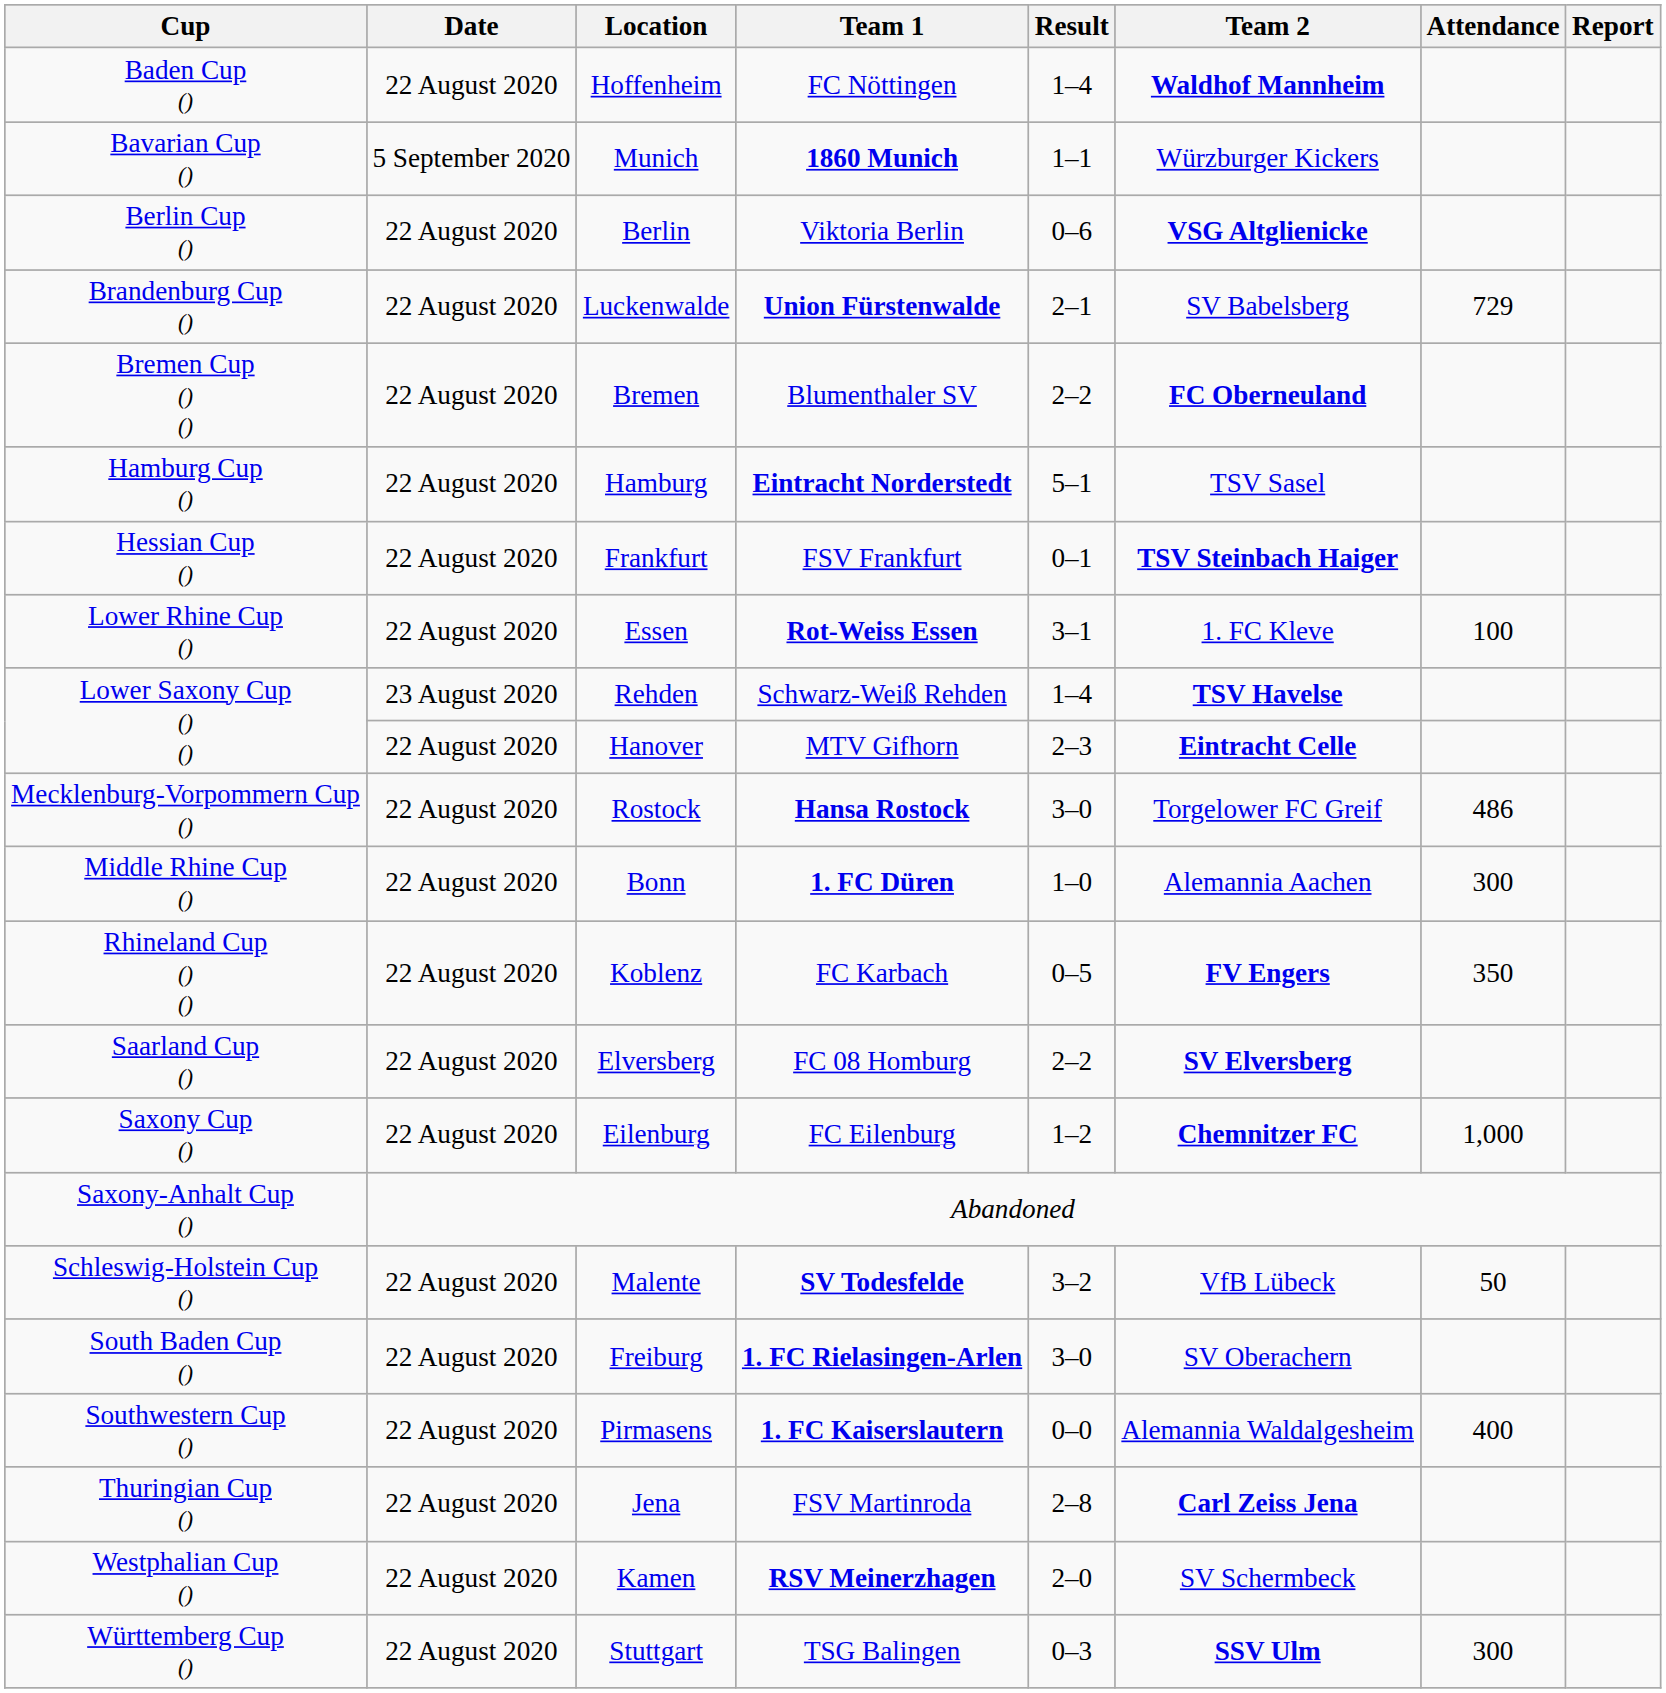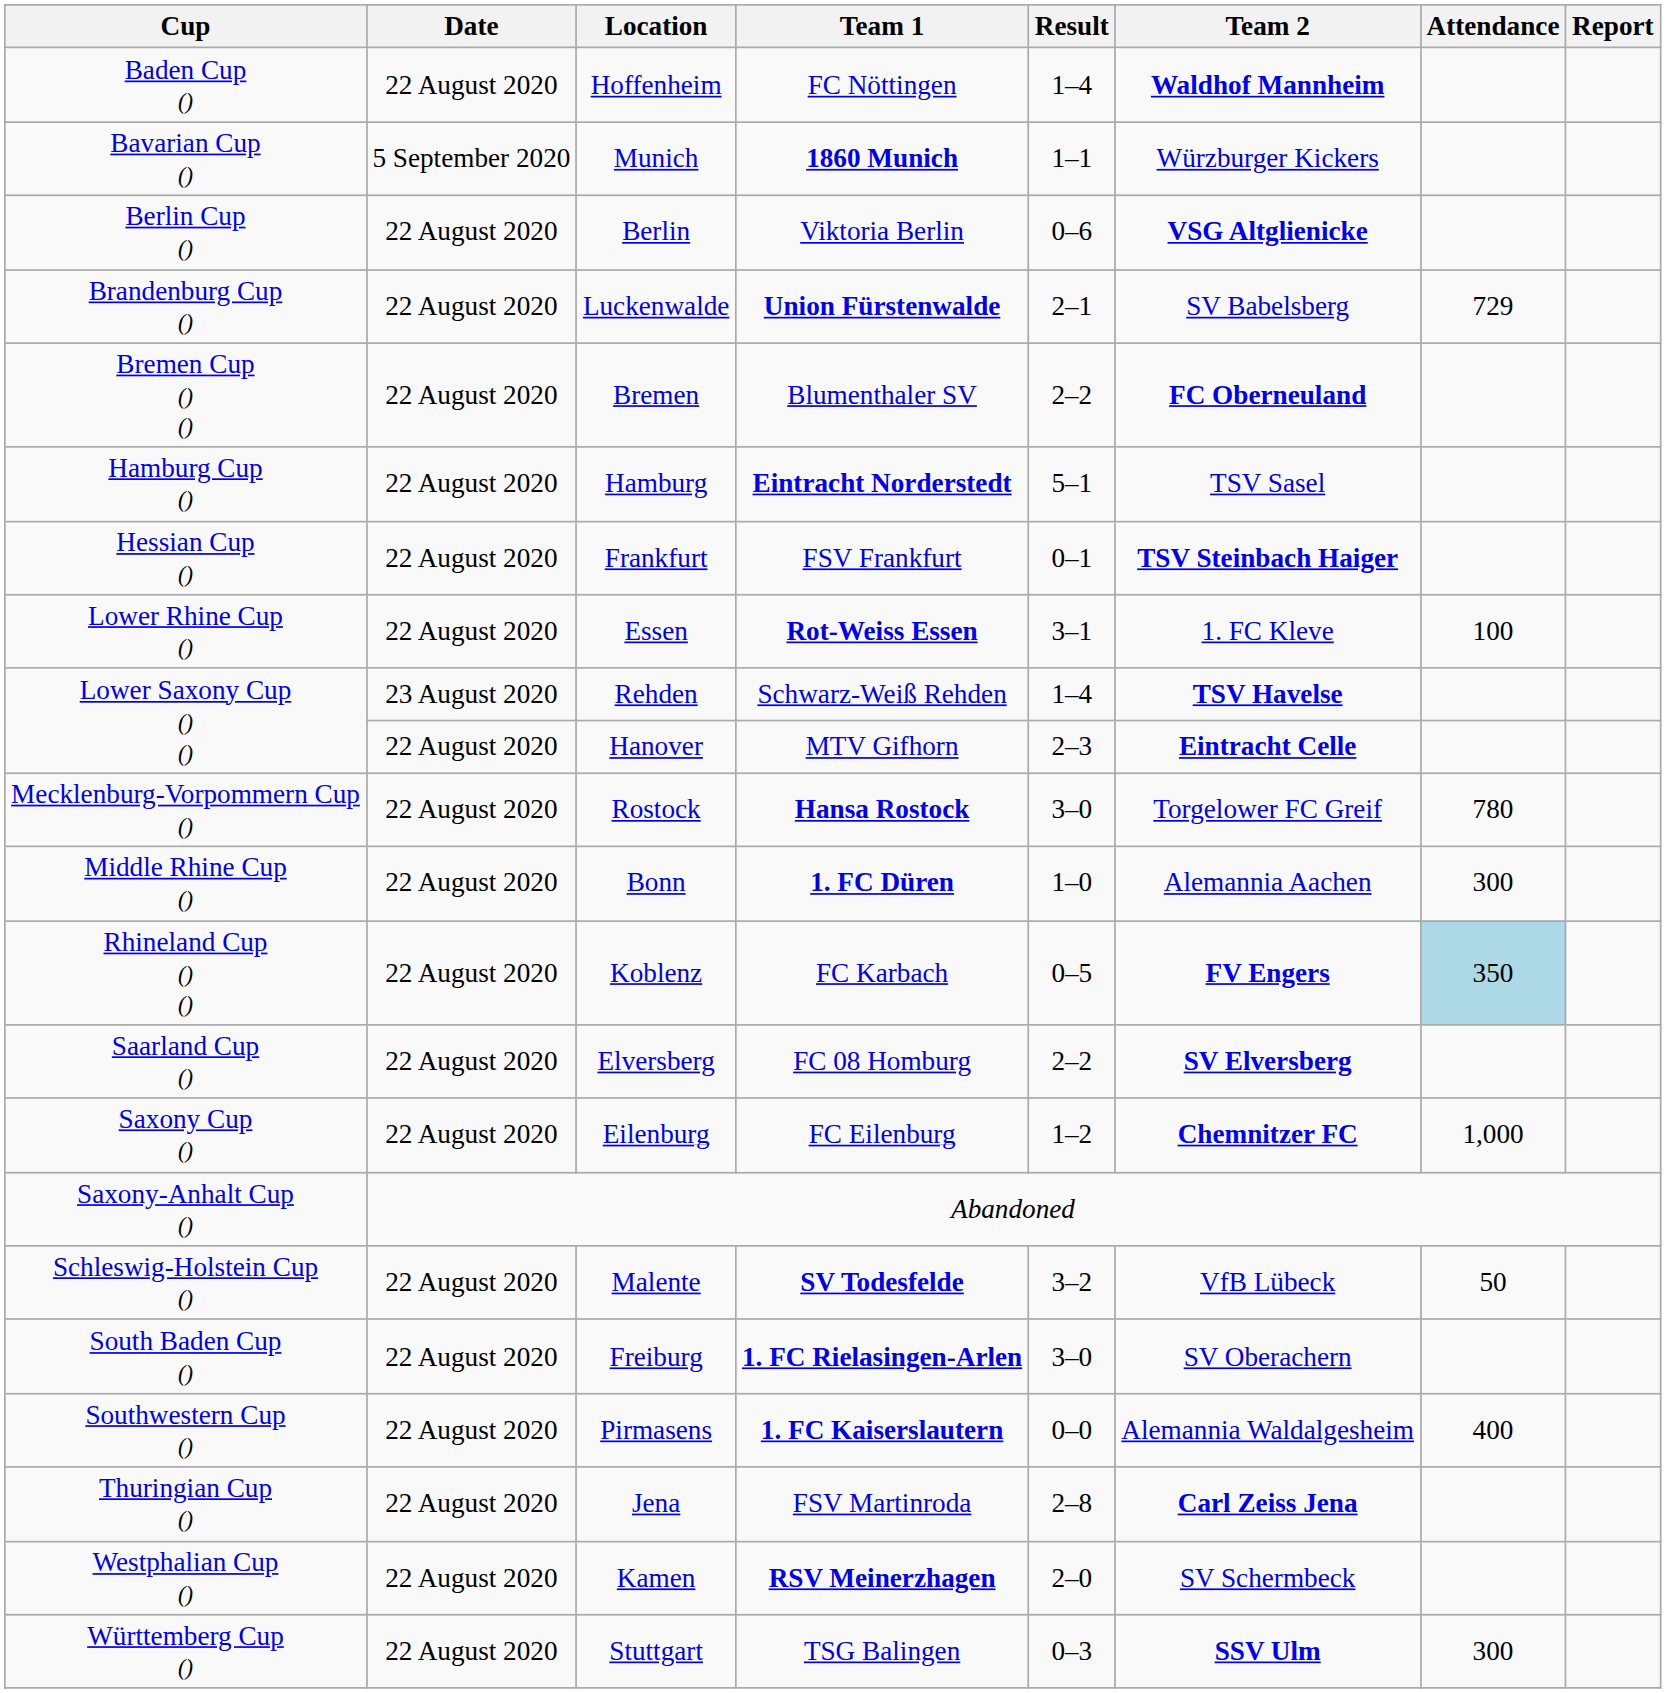(1493, 809) 486 -> (1493, 809) 780
(1493, 972) no background -> (1493, 972) lightblue background
